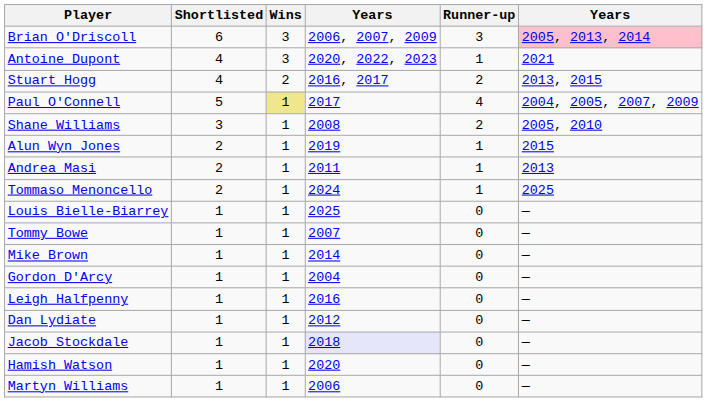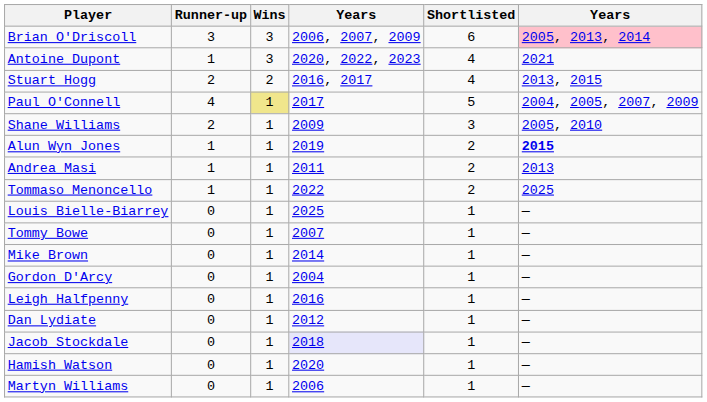columns swapped: (219, 15) <-> (479, 15)
(324, 125) 2008 -> (308, 125) 2009
(538, 146) normal -> (538, 146) bold
(324, 190) 2024 -> (308, 190) 2022
